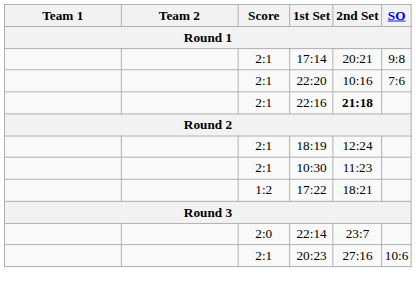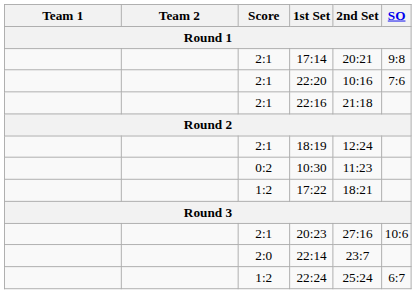(358, 103) bold -> (357, 103) normal
(264, 168) 2:1 -> (264, 168) 0:2
rows swapped: (312, 234) <-> (312, 256)
+ row: (312, 278)
